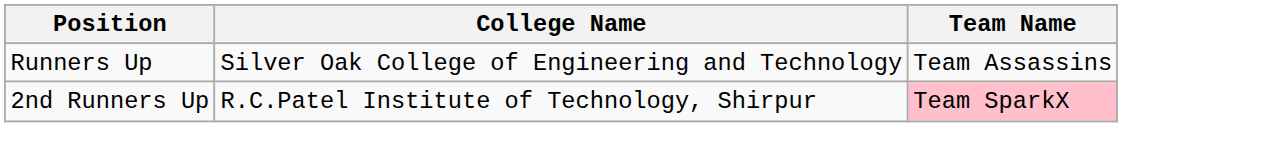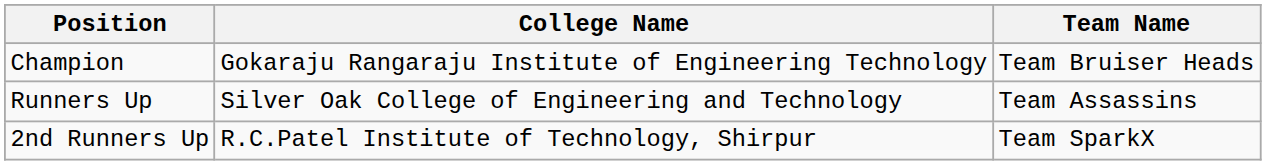+ row: (67, 63)
(991, 101) pink background -> (1077, 140) no background
